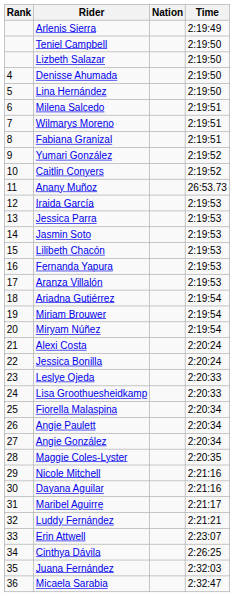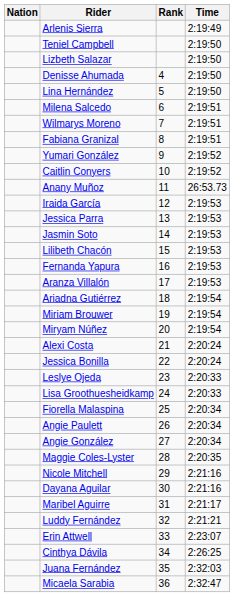columns swapped: (19, 12) <-> (168, 12)
